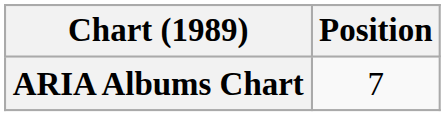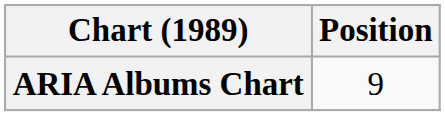(376, 82) 7 -> (376, 82) 9
